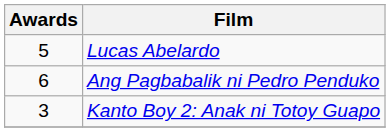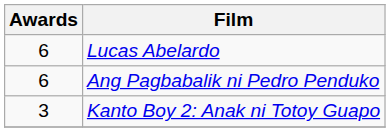(44, 50) 5 -> (44, 50) 6
